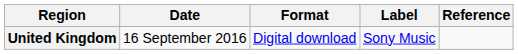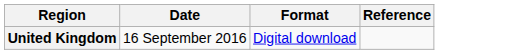- column: (399, 15)
